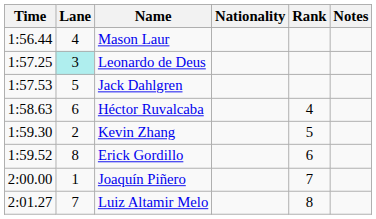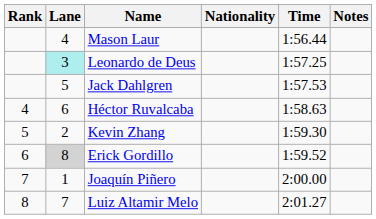columns swapped: (309, 16) <-> (30, 16)
(75, 156) no background -> (65, 156) lightgrey background
